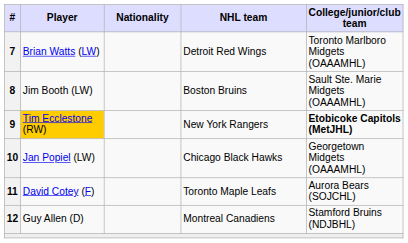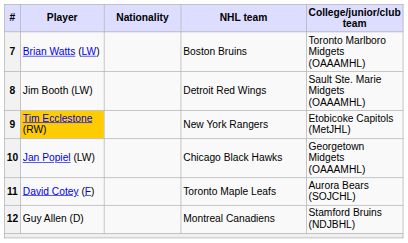(225, 51) Detroit Red Wings -> (215, 51) Boston Bruins
(215, 91) Boston Bruins -> (225, 91) Detroit Red Wings
(355, 124) bold -> (351, 124) normal
